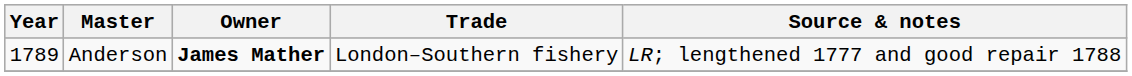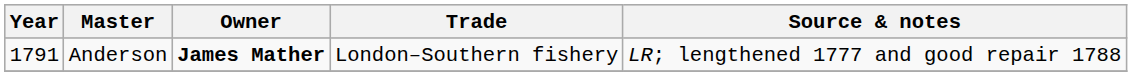(34, 55) 1789 -> (34, 55) 1791
